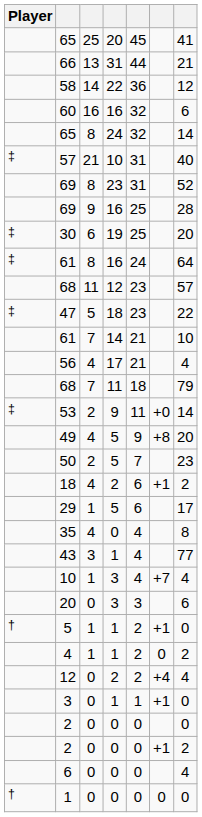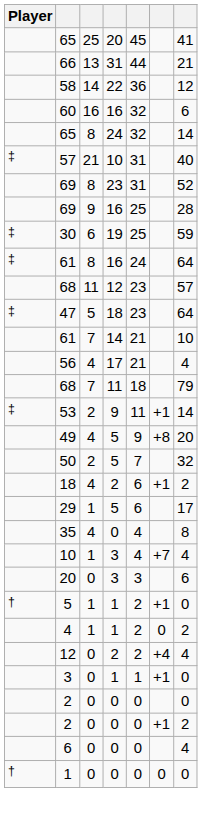(185, 234) 20 -> (185, 234) 59
(185, 313) 22 -> (185, 313) 64
(162, 411) +0 -> (162, 411) +1
(185, 461) 23 -> (185, 461) 32
- row: (68, 555)
